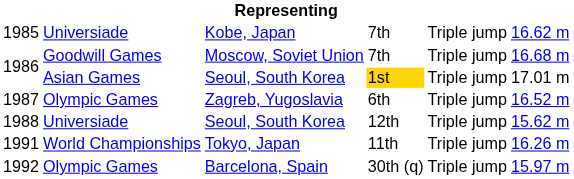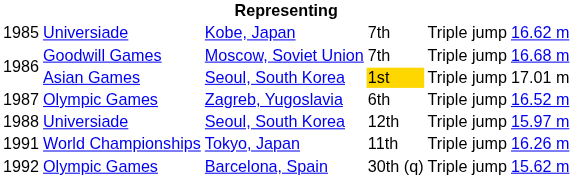(540, 122) 15.62 m -> (540, 122) 15.97 m
(540, 166) 15.97 m -> (540, 166) 15.62 m
